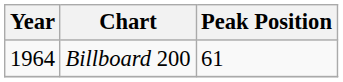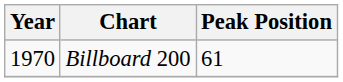(32, 58) 1964 -> (32, 58) 1970
